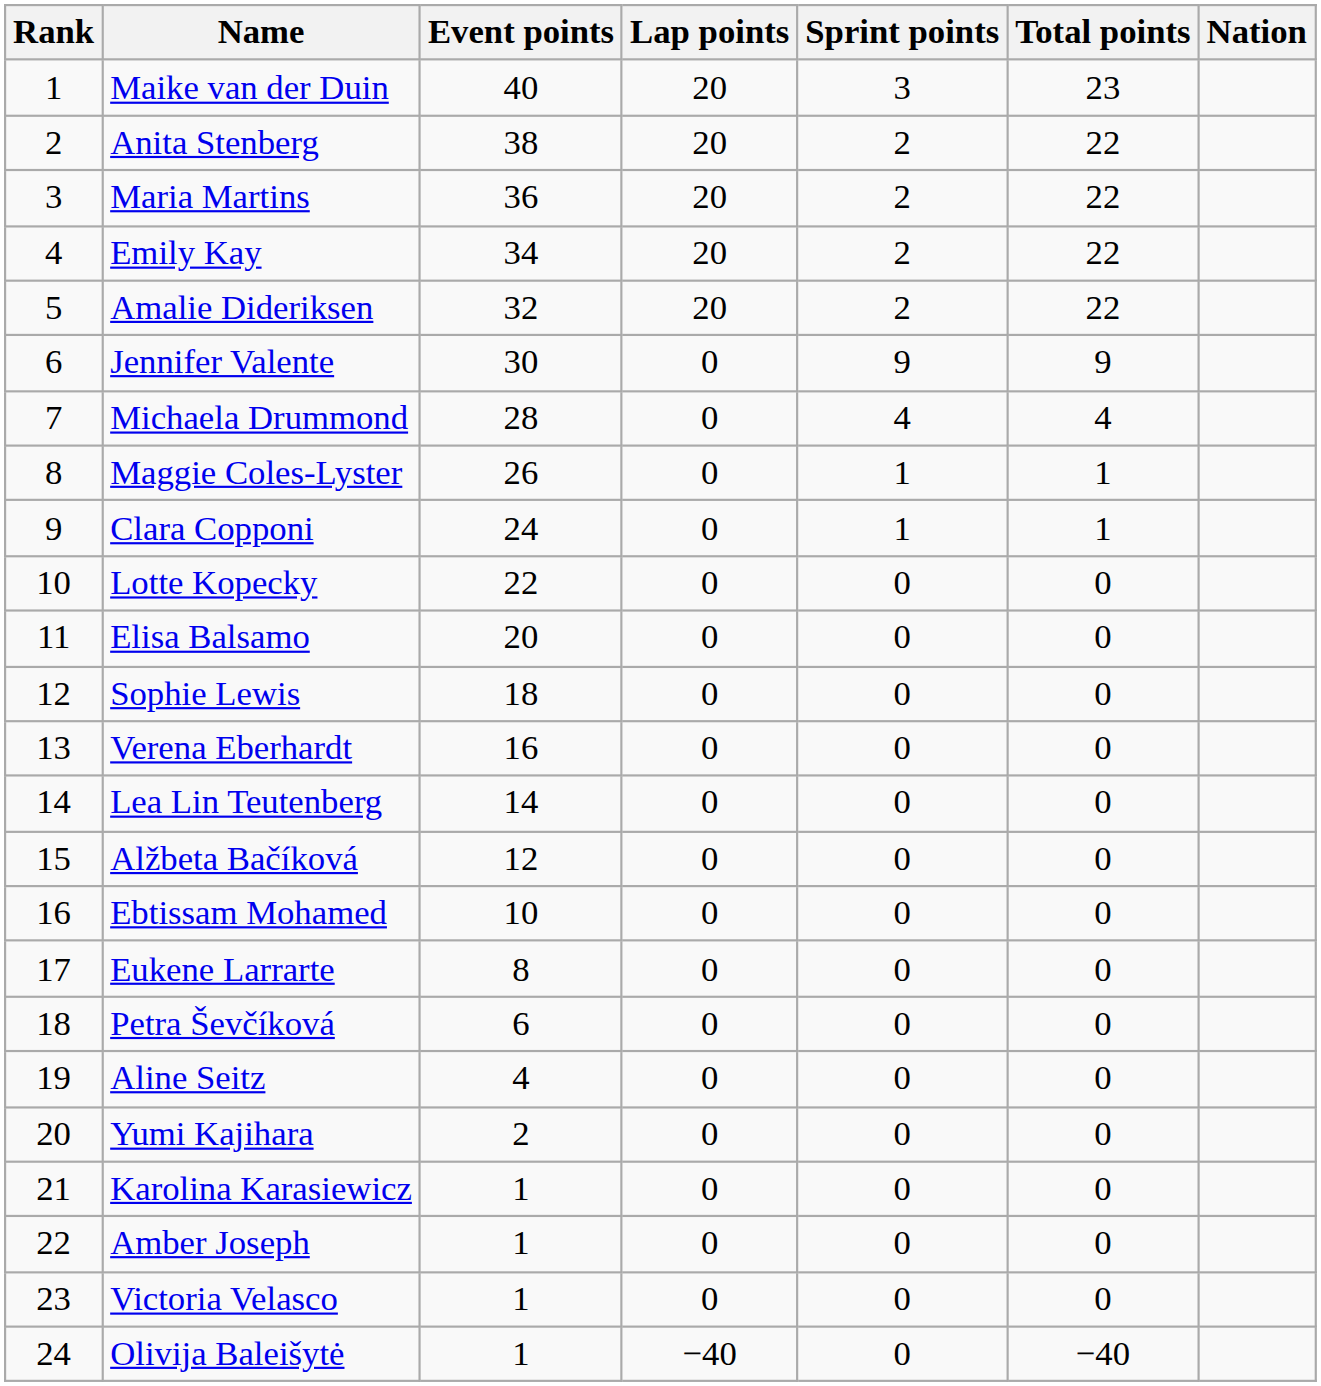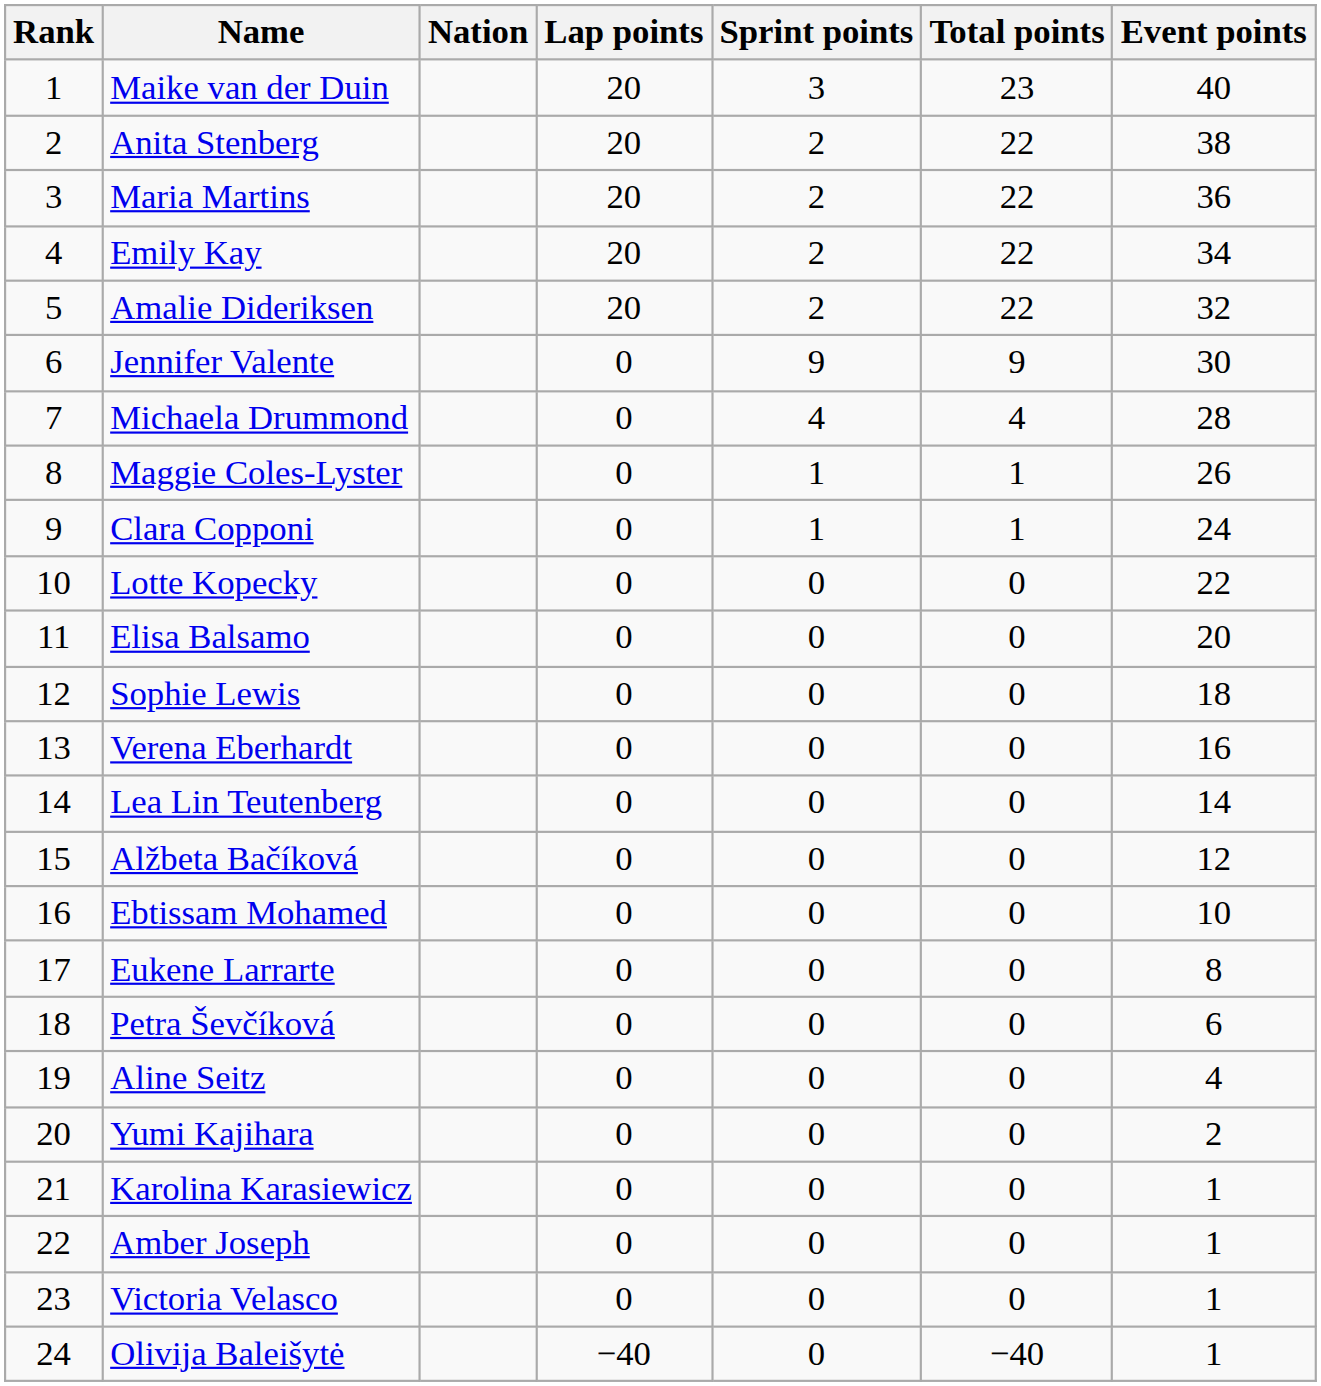columns swapped: (1257, 32) <-> (521, 32)
